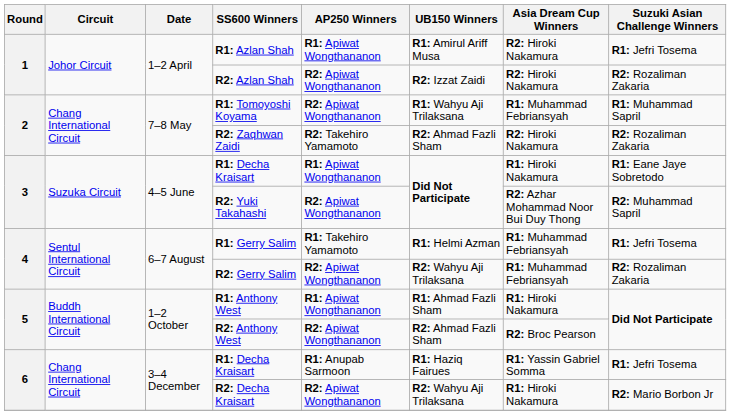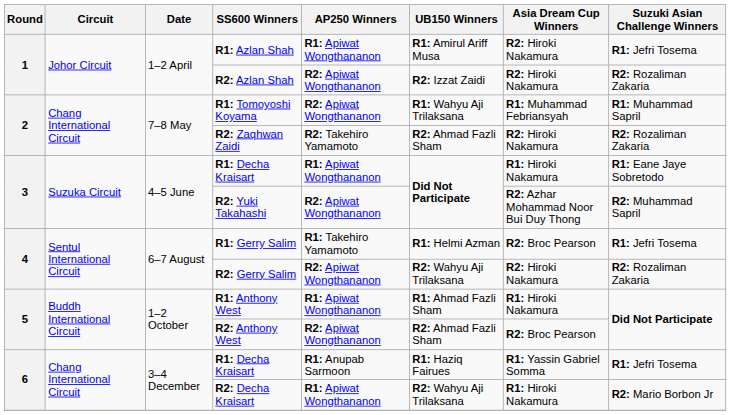(547, 243) R1: Muhammad Febriansyah -> (551, 243) R2: Broc Pearson
(547, 274) R1: Muhammad Febriansyah -> (532, 274) R2: Hiroki Nakamura
(343, 394) R2: Apiwat Wongthananon -> (343, 394) R1: Apiwat Wongthananon
